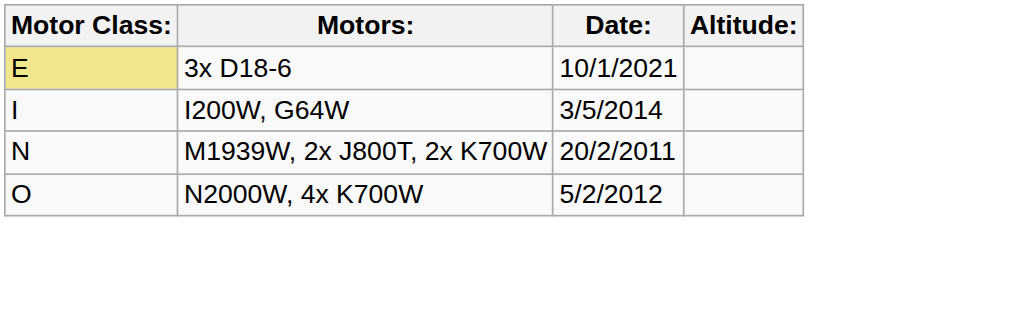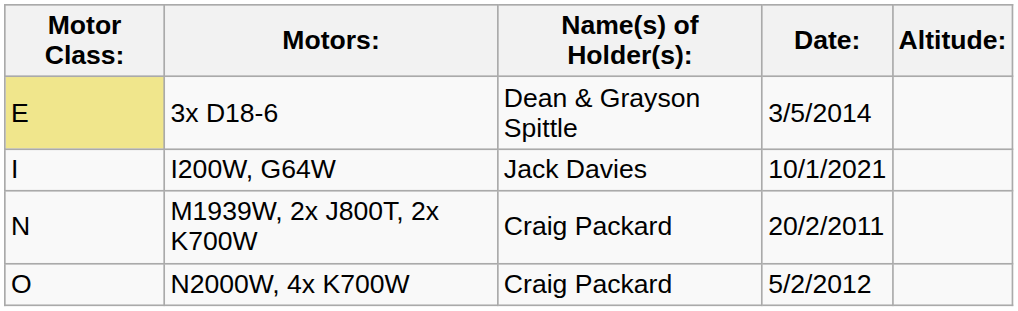+ column: (630, 40)
(619, 67) 10/1/2021 -> (820, 112) 3/5/2014
(611, 109) 3/5/2014 -> (827, 169) 10/1/2021
